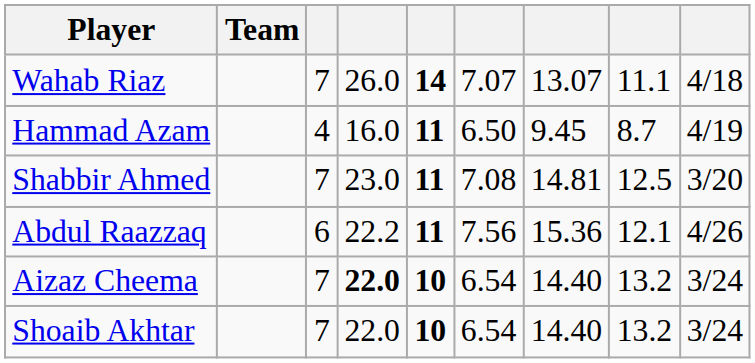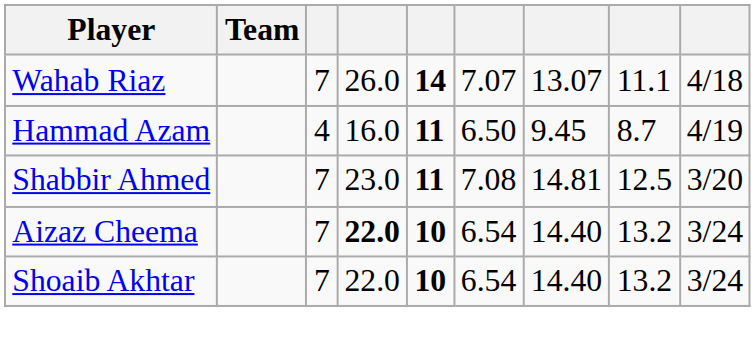- row: (109, 230)
